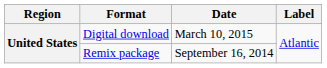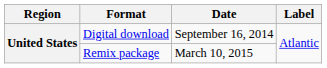(214, 33) March 10, 2015 -> (224, 33) September 16, 2014
(224, 53) September 16, 2014 -> (214, 53) March 10, 2015
